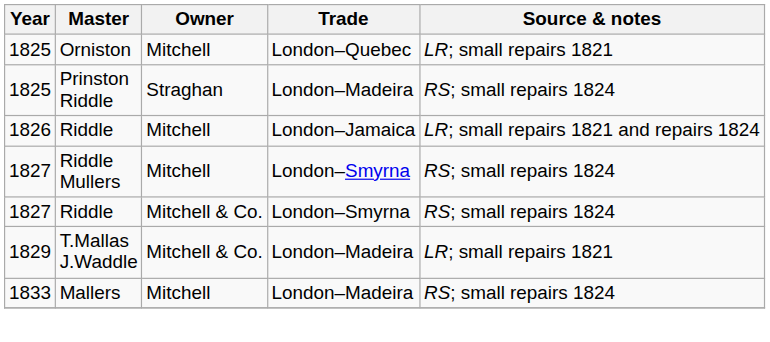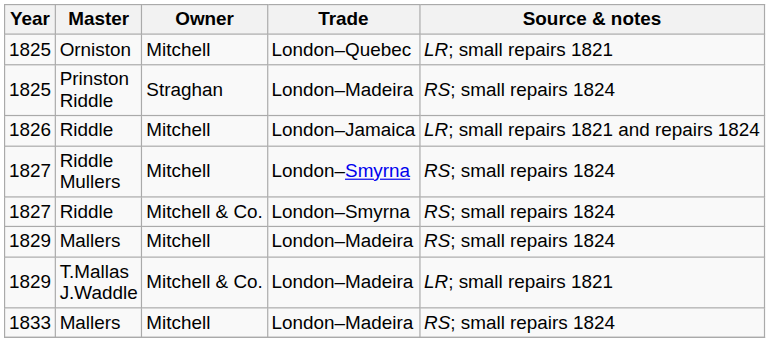+ row: (30, 241)
